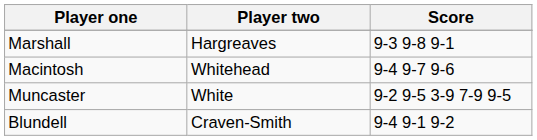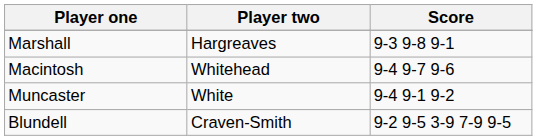(442, 95) 9-2 9-5 3-9 7-9 9-5 -> (414, 95) 9-4 9-1 9-2
(414, 122) 9-4 9-1 9-2 -> (442, 122) 9-2 9-5 3-9 7-9 9-5
